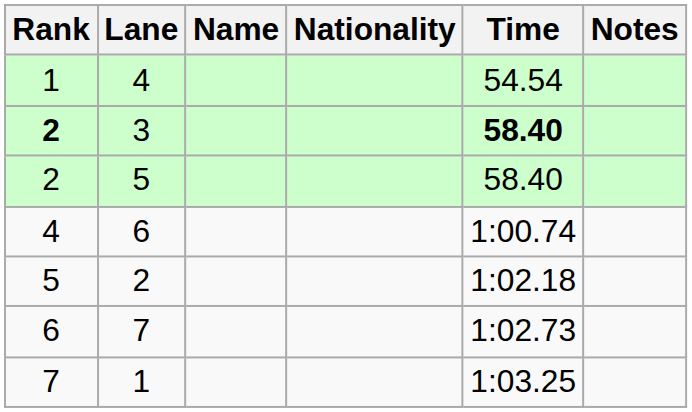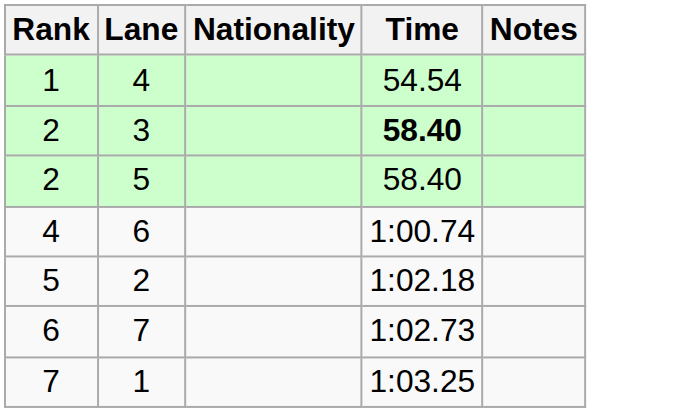- column: (236, 29)
(51, 130) bold -> (51, 130) normal
